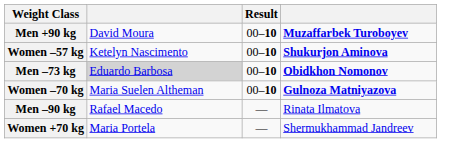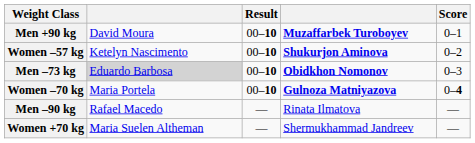+ column: (453, 14)
(147, 90) Maria Suelen Altheman -> (122, 90) Maria Portela
(122, 128) Maria Portela -> (147, 128) Maria Suelen Altheman
